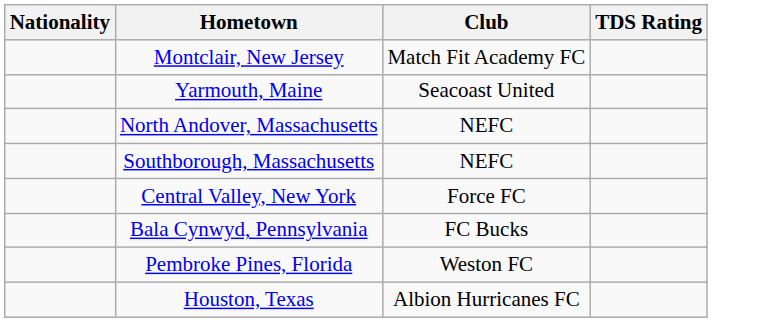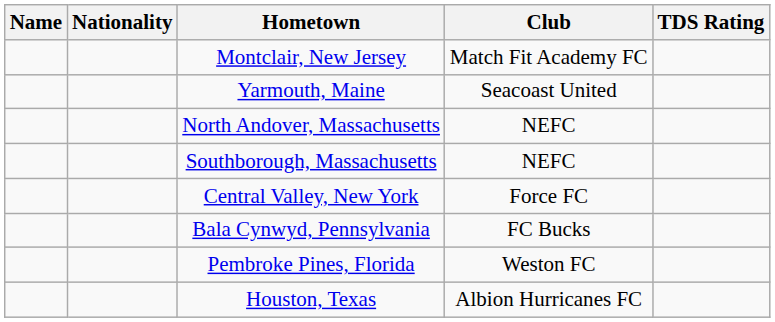+ column: (36, 22)
